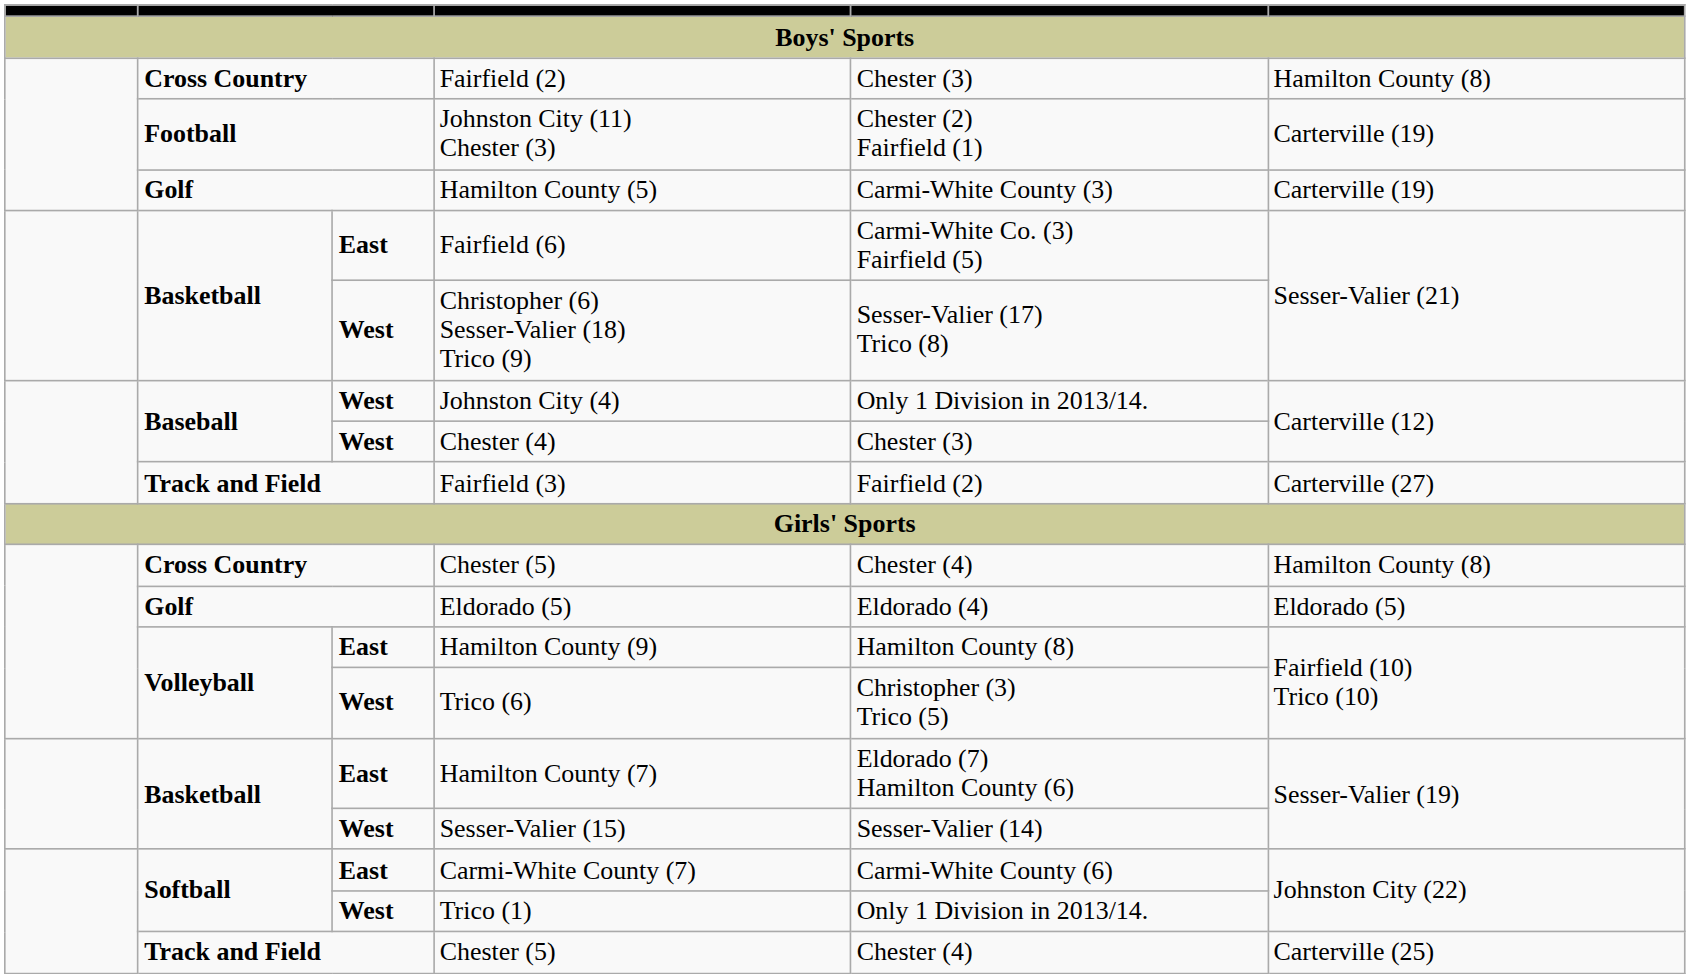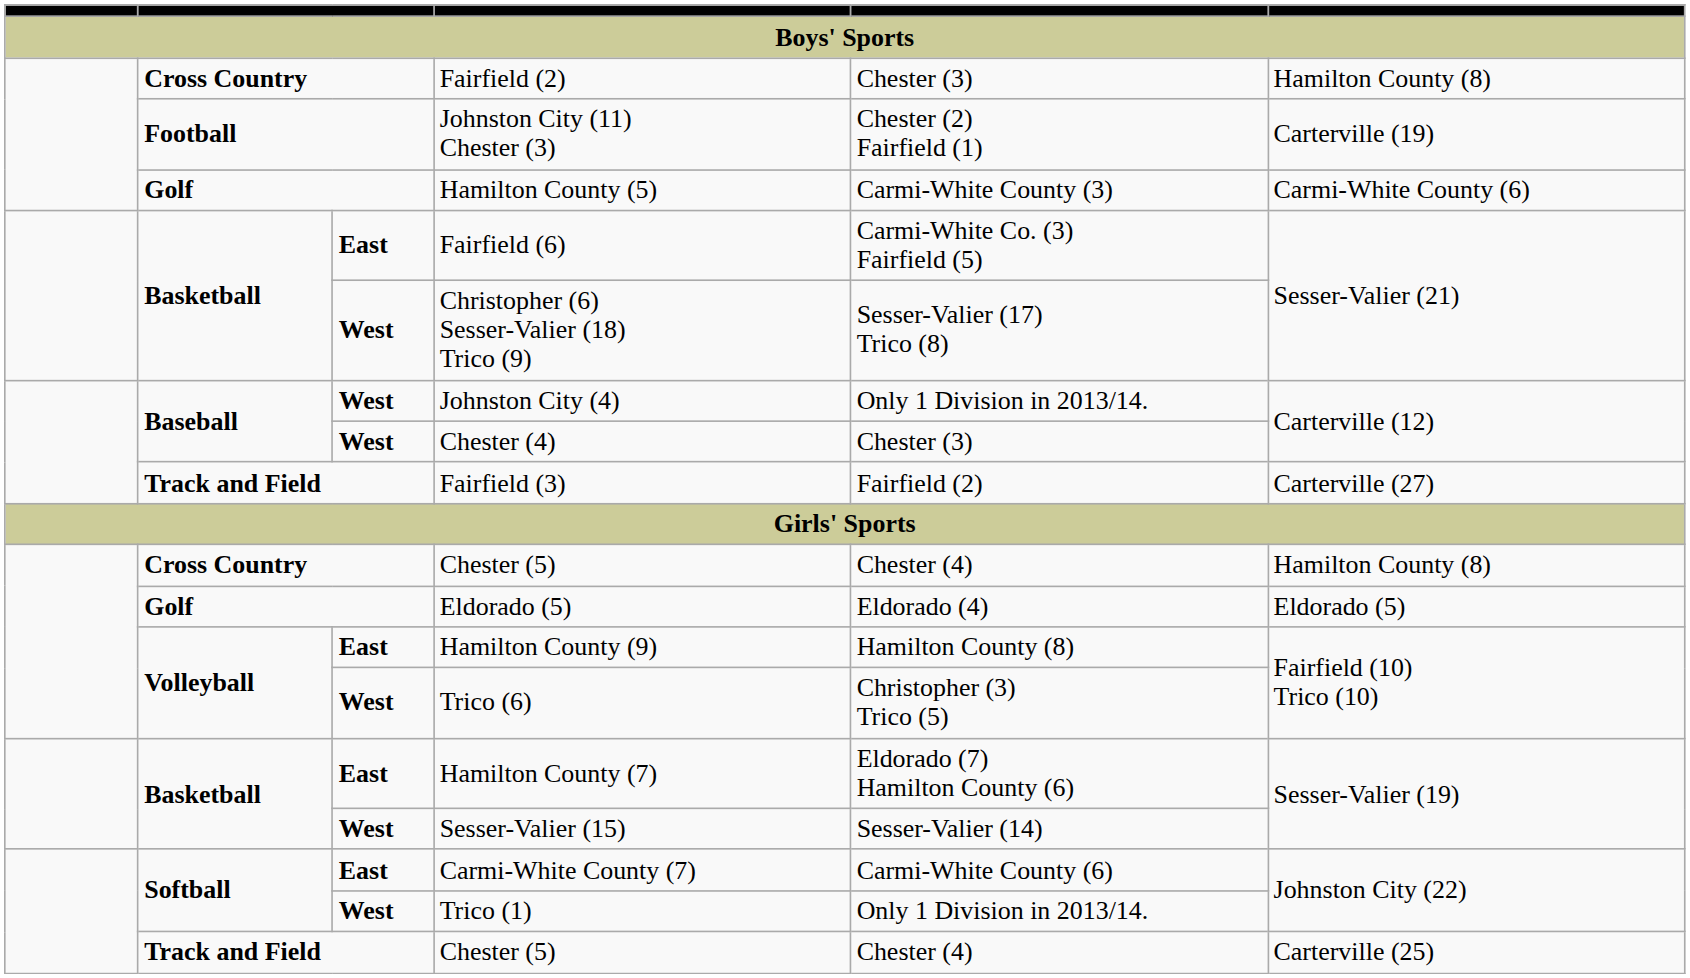(1354, 189) Carterville (19) -> (1402, 189) Carmi-White County (6)
